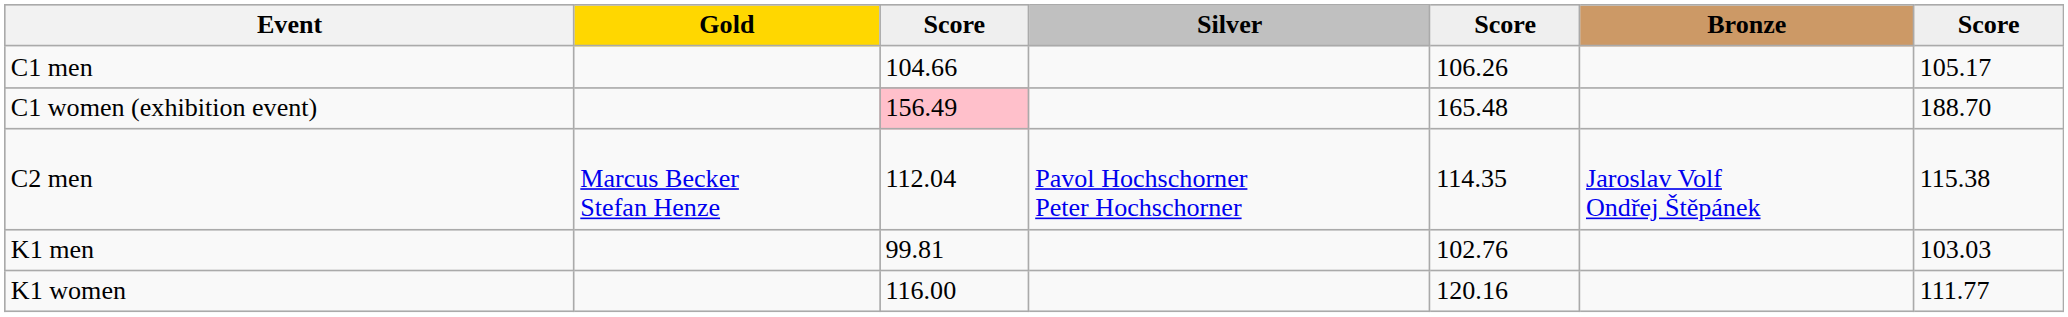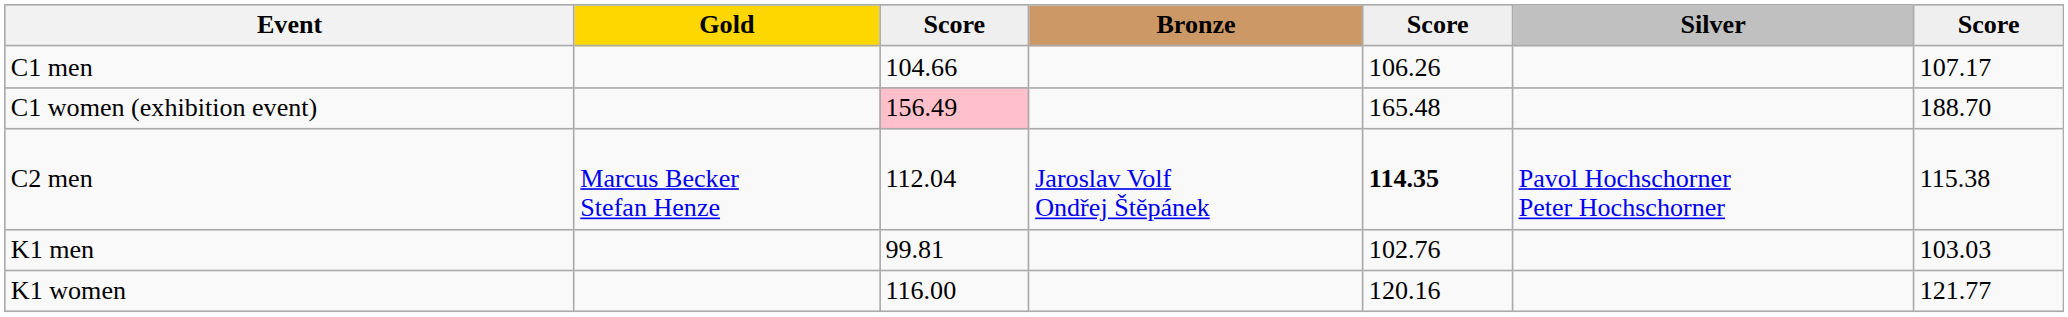columns swapped: (1230, 25) <-> (1747, 25)
(1956, 66) 105.17 -> (1956, 66) 107.17
(1472, 178) normal -> (1404, 178) bold
(1955, 290) 111.77 -> (1956, 290) 121.77
